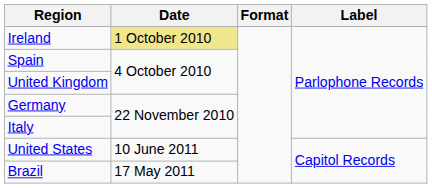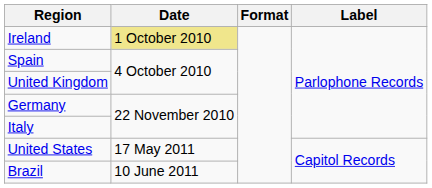(157, 149) 10 June 2011 -> (155, 149) 17 May 2011
(155, 171) 17 May 2011 -> (157, 171) 10 June 2011
